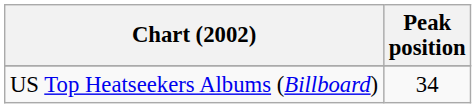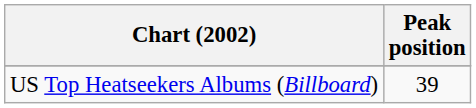(427, 84) 34 -> (427, 84) 39
